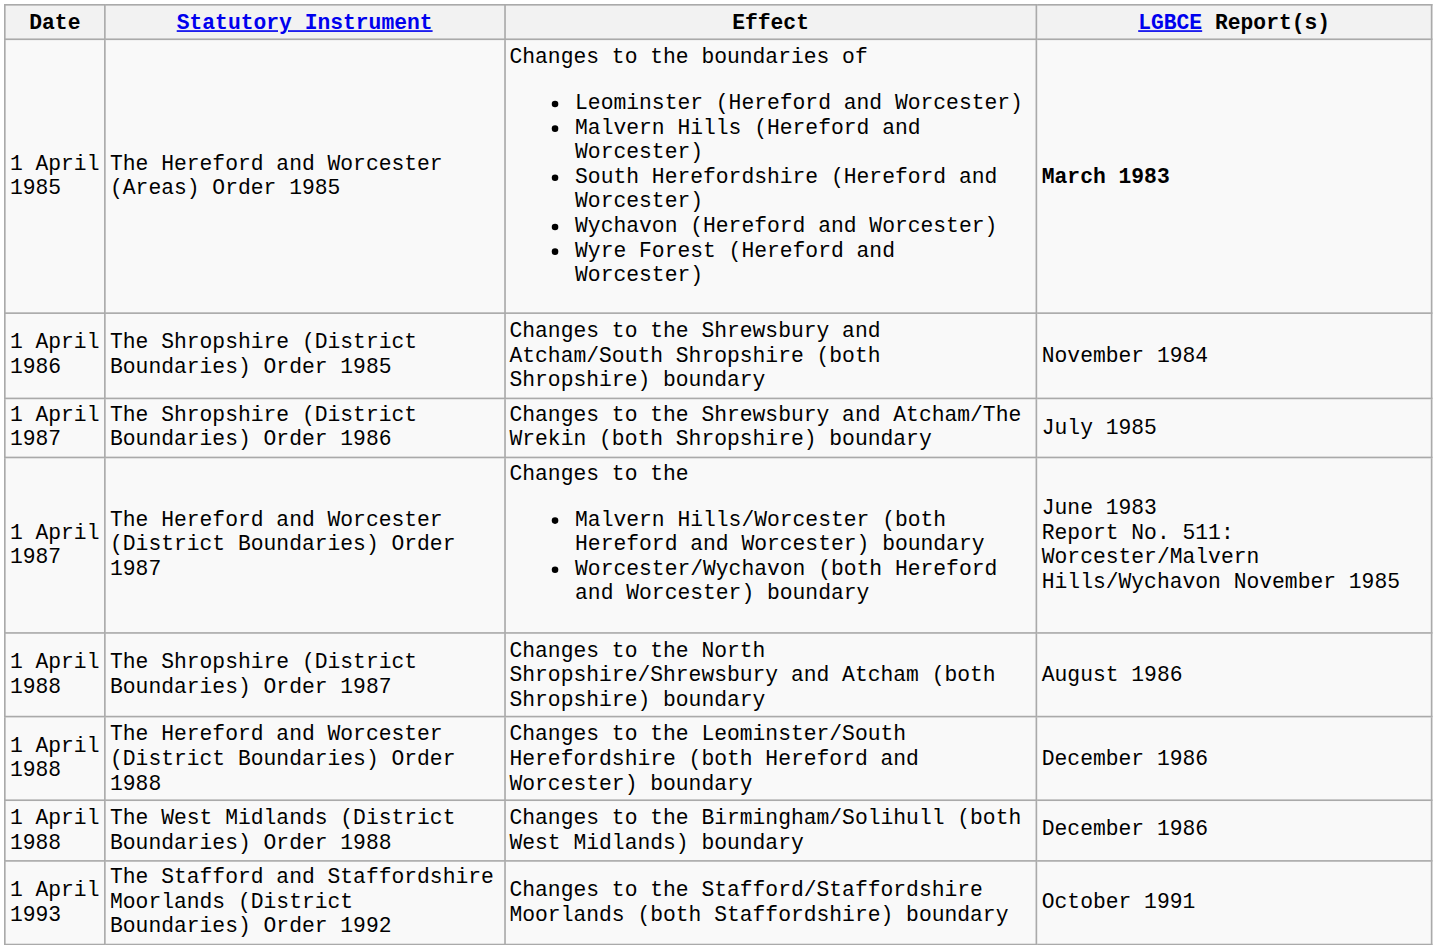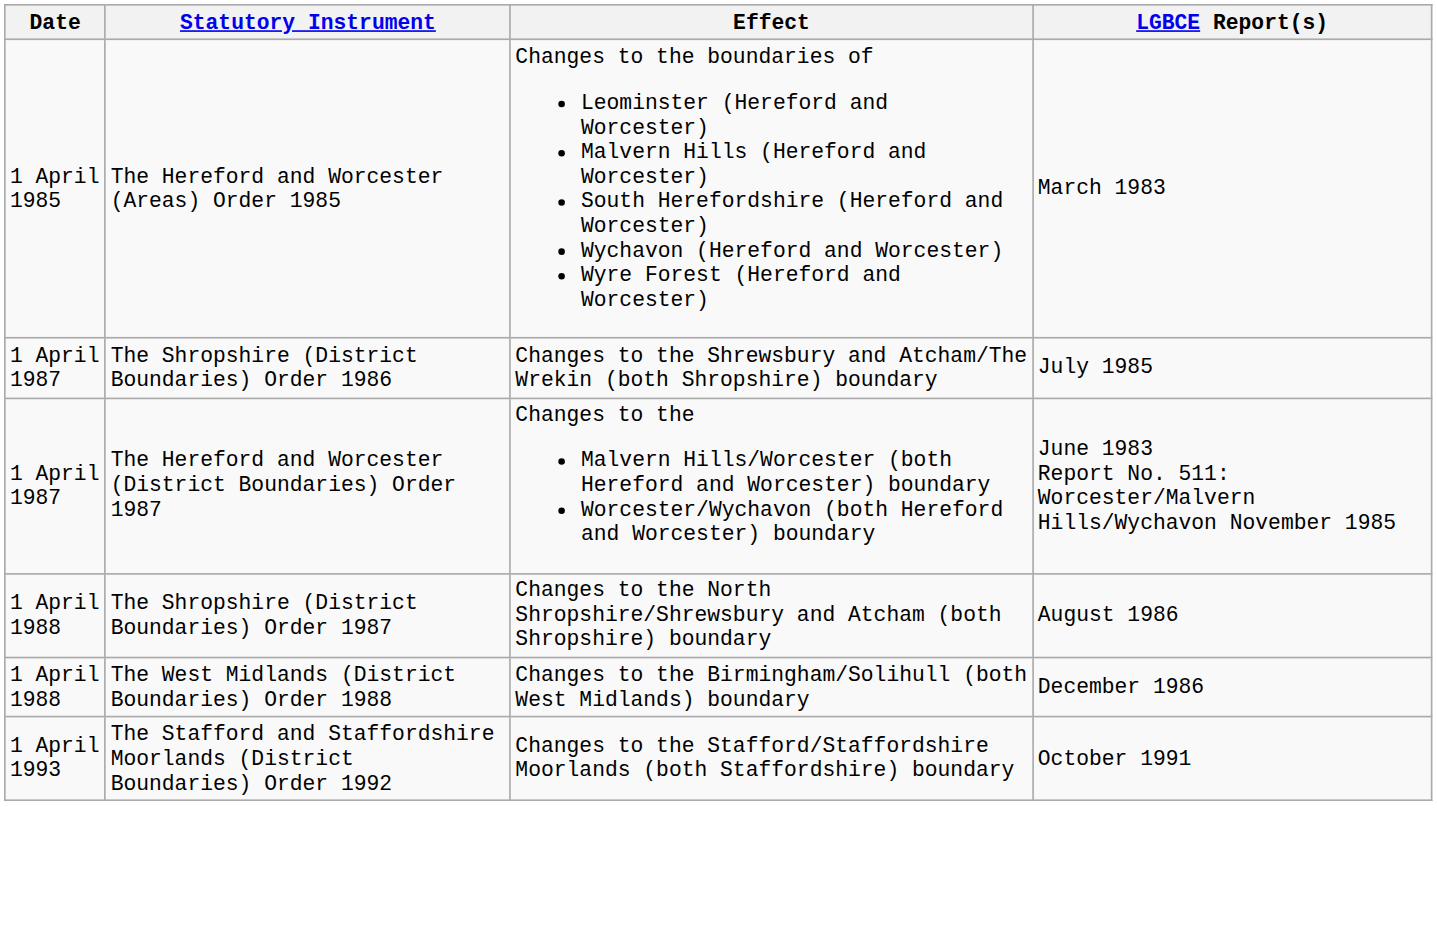(1106, 177) bold -> (1102, 189) normal
- row: (264, 356)
- row: (283, 759)
